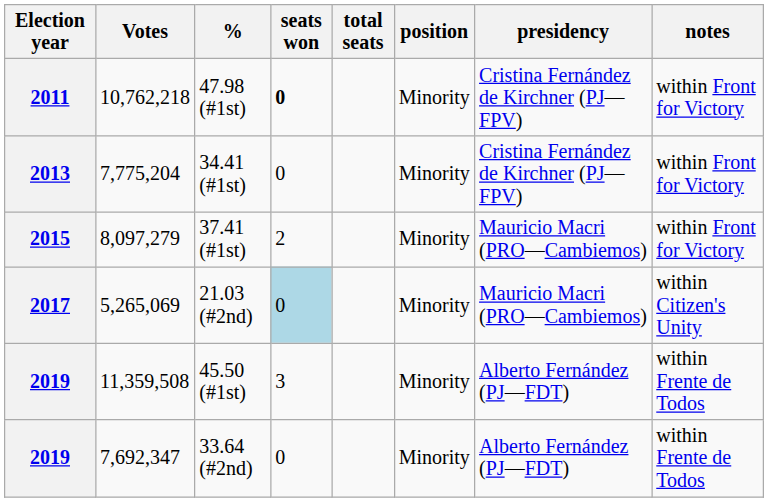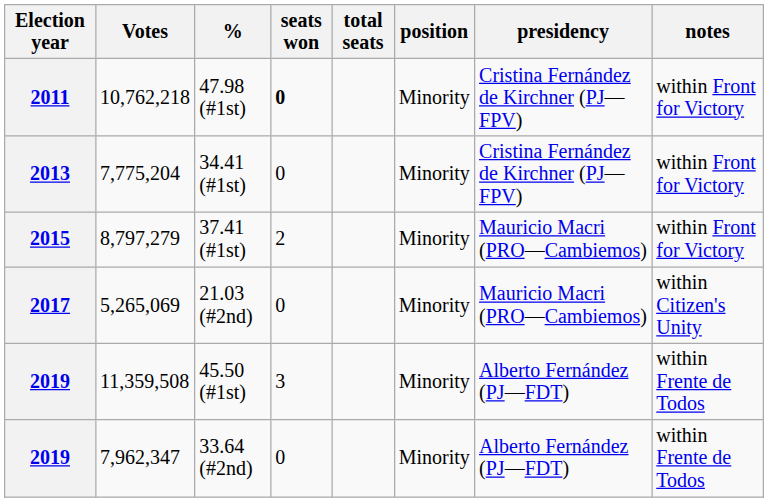(140, 239) 8,097,279 -> (140, 239) 8,797,279
(280, 304) lightblue background -> (280, 304) no background
(140, 458) 7,692,347 -> (140, 458) 7,962,347
